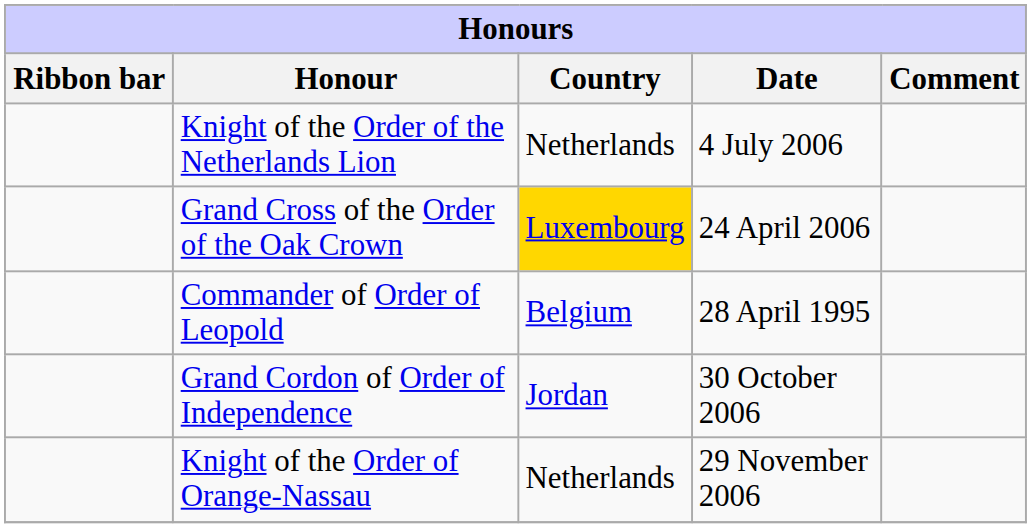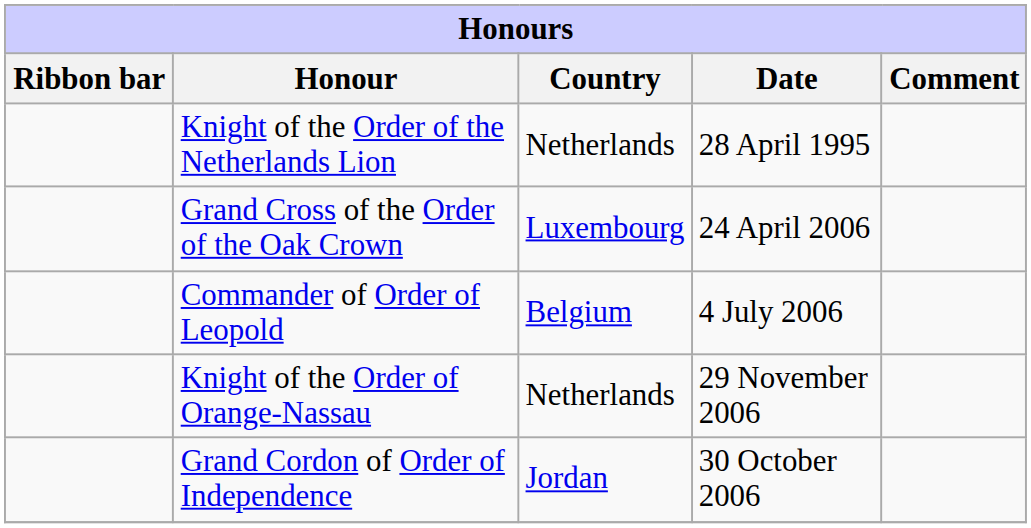(771, 144) 4 July 2006 -> (785, 144) 28 April 1995
(605, 228) gold background -> (605, 228) no background
(785, 311) 28 April 1995 -> (771, 311) 4 July 2006
rows swapped: (343, 395) <-> (320, 479)
